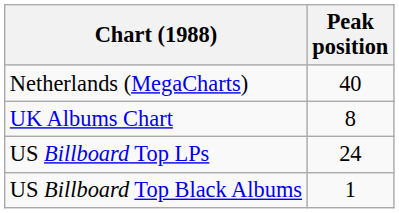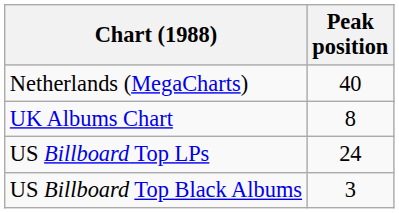(350, 189) 1 -> (350, 189) 3
